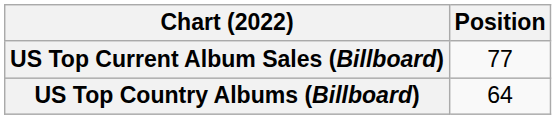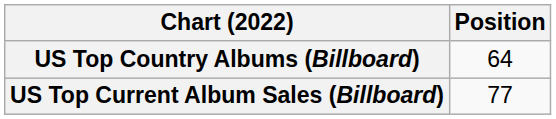rows swapped: (227, 59) <-> (227, 95)
